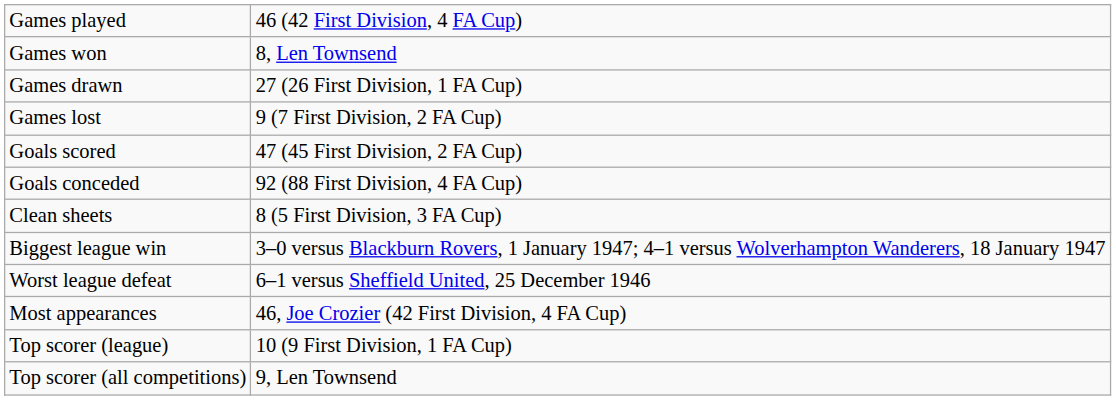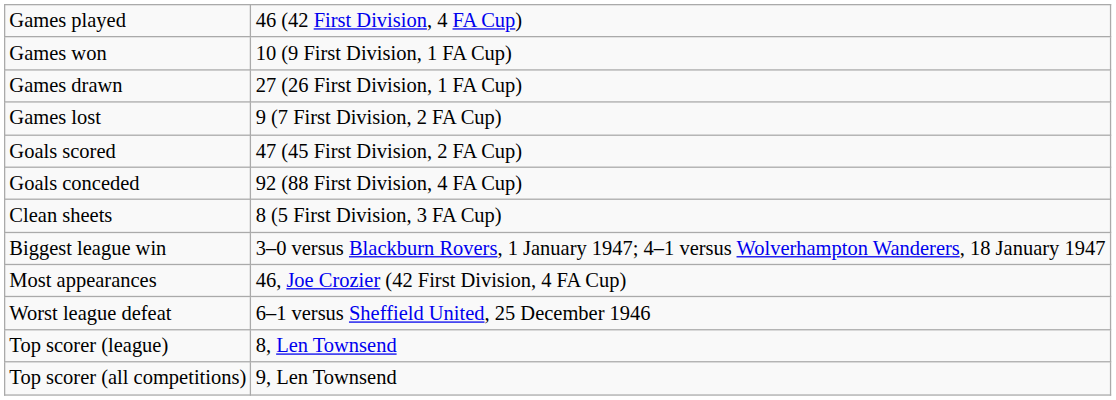(326, 53) 8, Len Townsend -> (384, 53) 10 (9 First Division, 1 FA Cup)
rows swapped: (90, 280) <-> (83, 313)
(384, 345) 10 (9 First Division, 1 FA Cup) -> (326, 345) 8, Len Townsend
